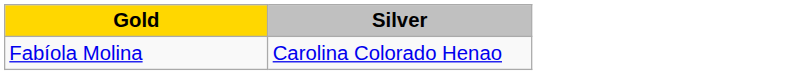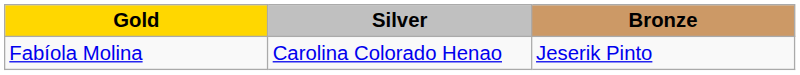+ column: (663, 20)
